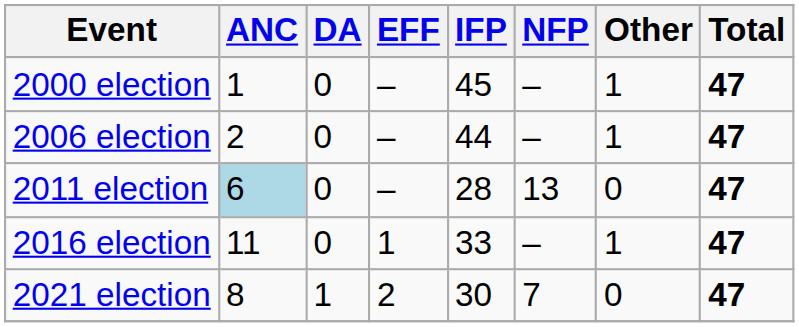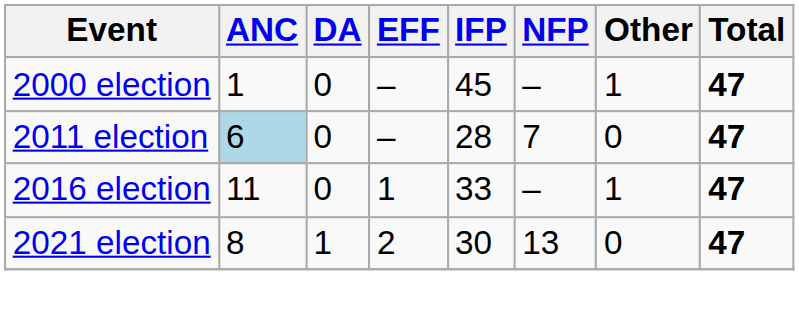- row: (112, 136)
(541, 189) 13 -> (531, 136) 7
(531, 294) 7 -> (541, 242) 13
